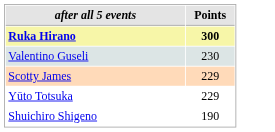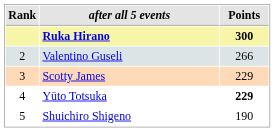+ column: (22, 15)
(210, 56) 230 -> (244, 56) 266
(210, 96) normal -> (244, 96) bold
